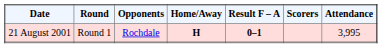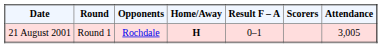(254, 32) bold -> (254, 32) normal
(349, 32) 3,995 -> (349, 32) 3,005
